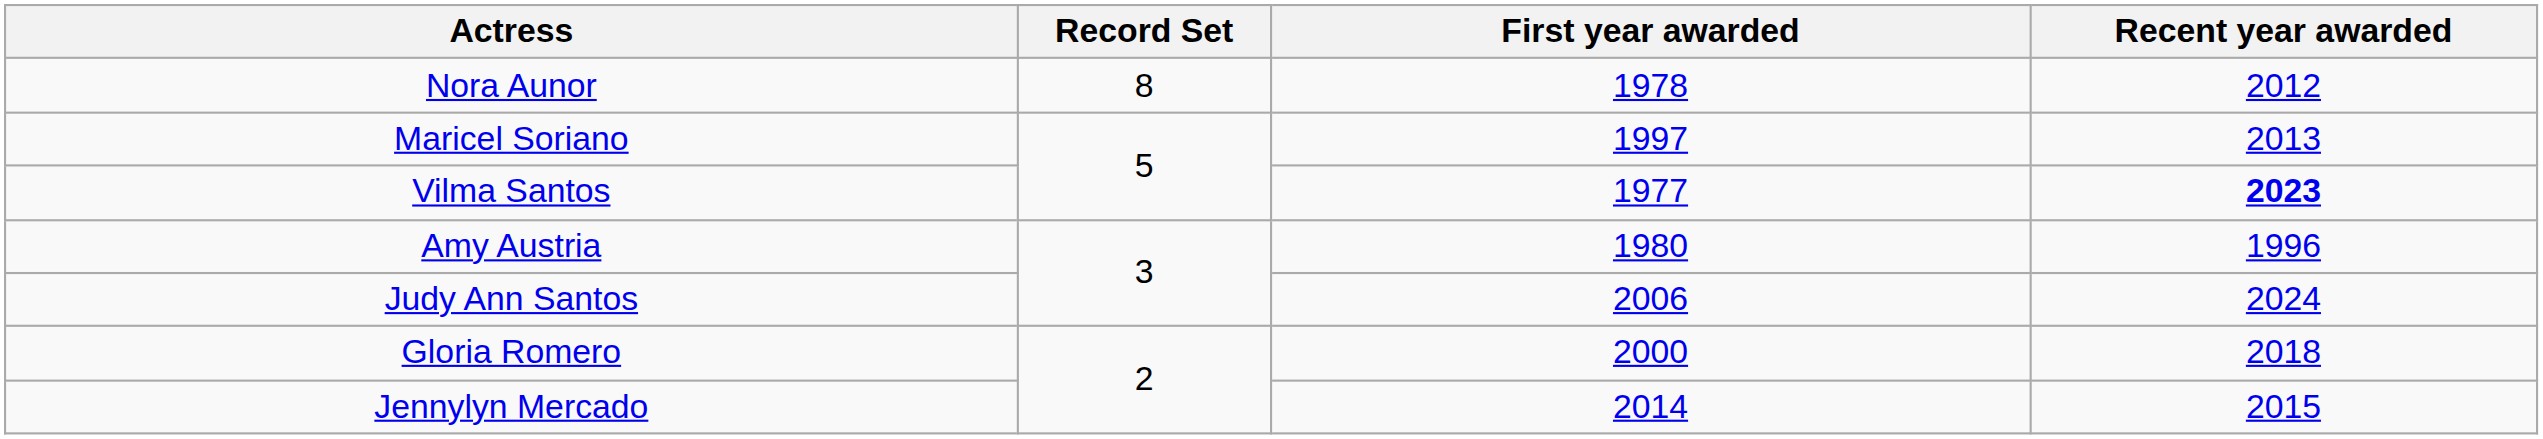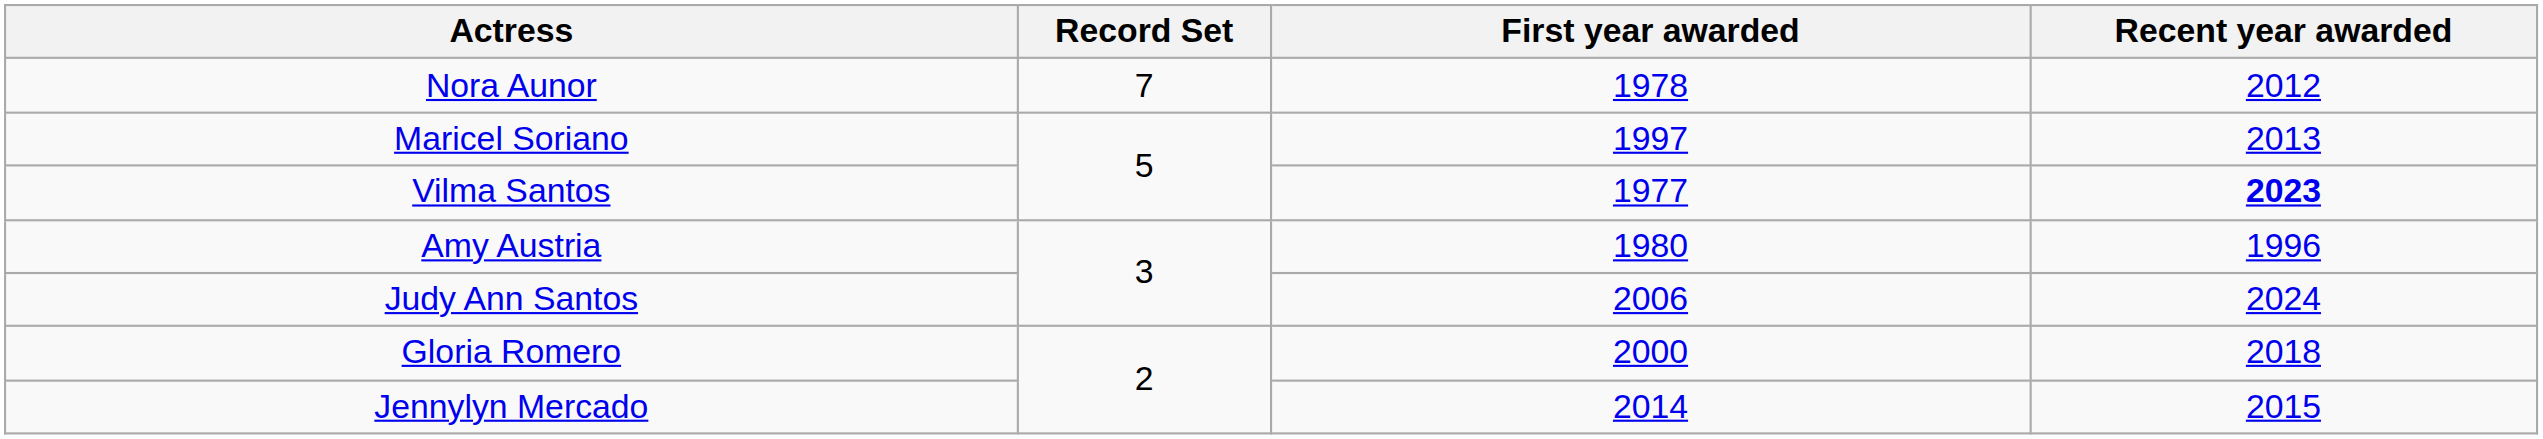(1144, 84) 8 -> (1144, 84) 7
